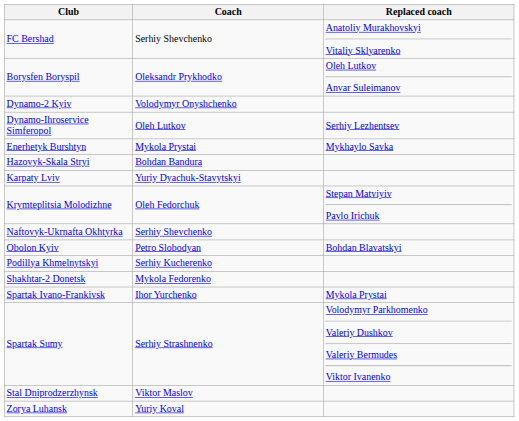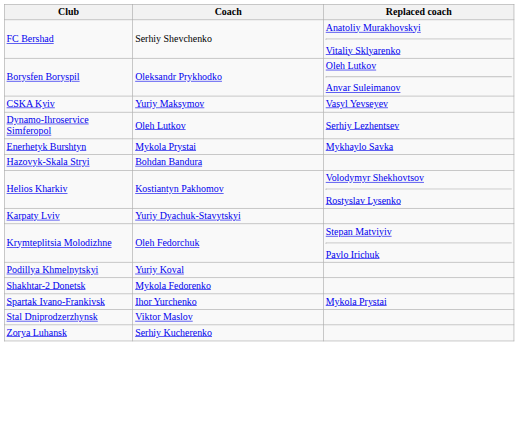+ row: (31, 104)
- row: (39, 104)
+ row: (37, 189)
- row: (65, 232)
- row: (33, 247)
(174, 263) Serhiy Kucherenko -> (160, 270) Yuriy Koval
- row: (35, 344)
(160, 409) Yuriy Koval -> (174, 333) Serhiy Kucherenko
